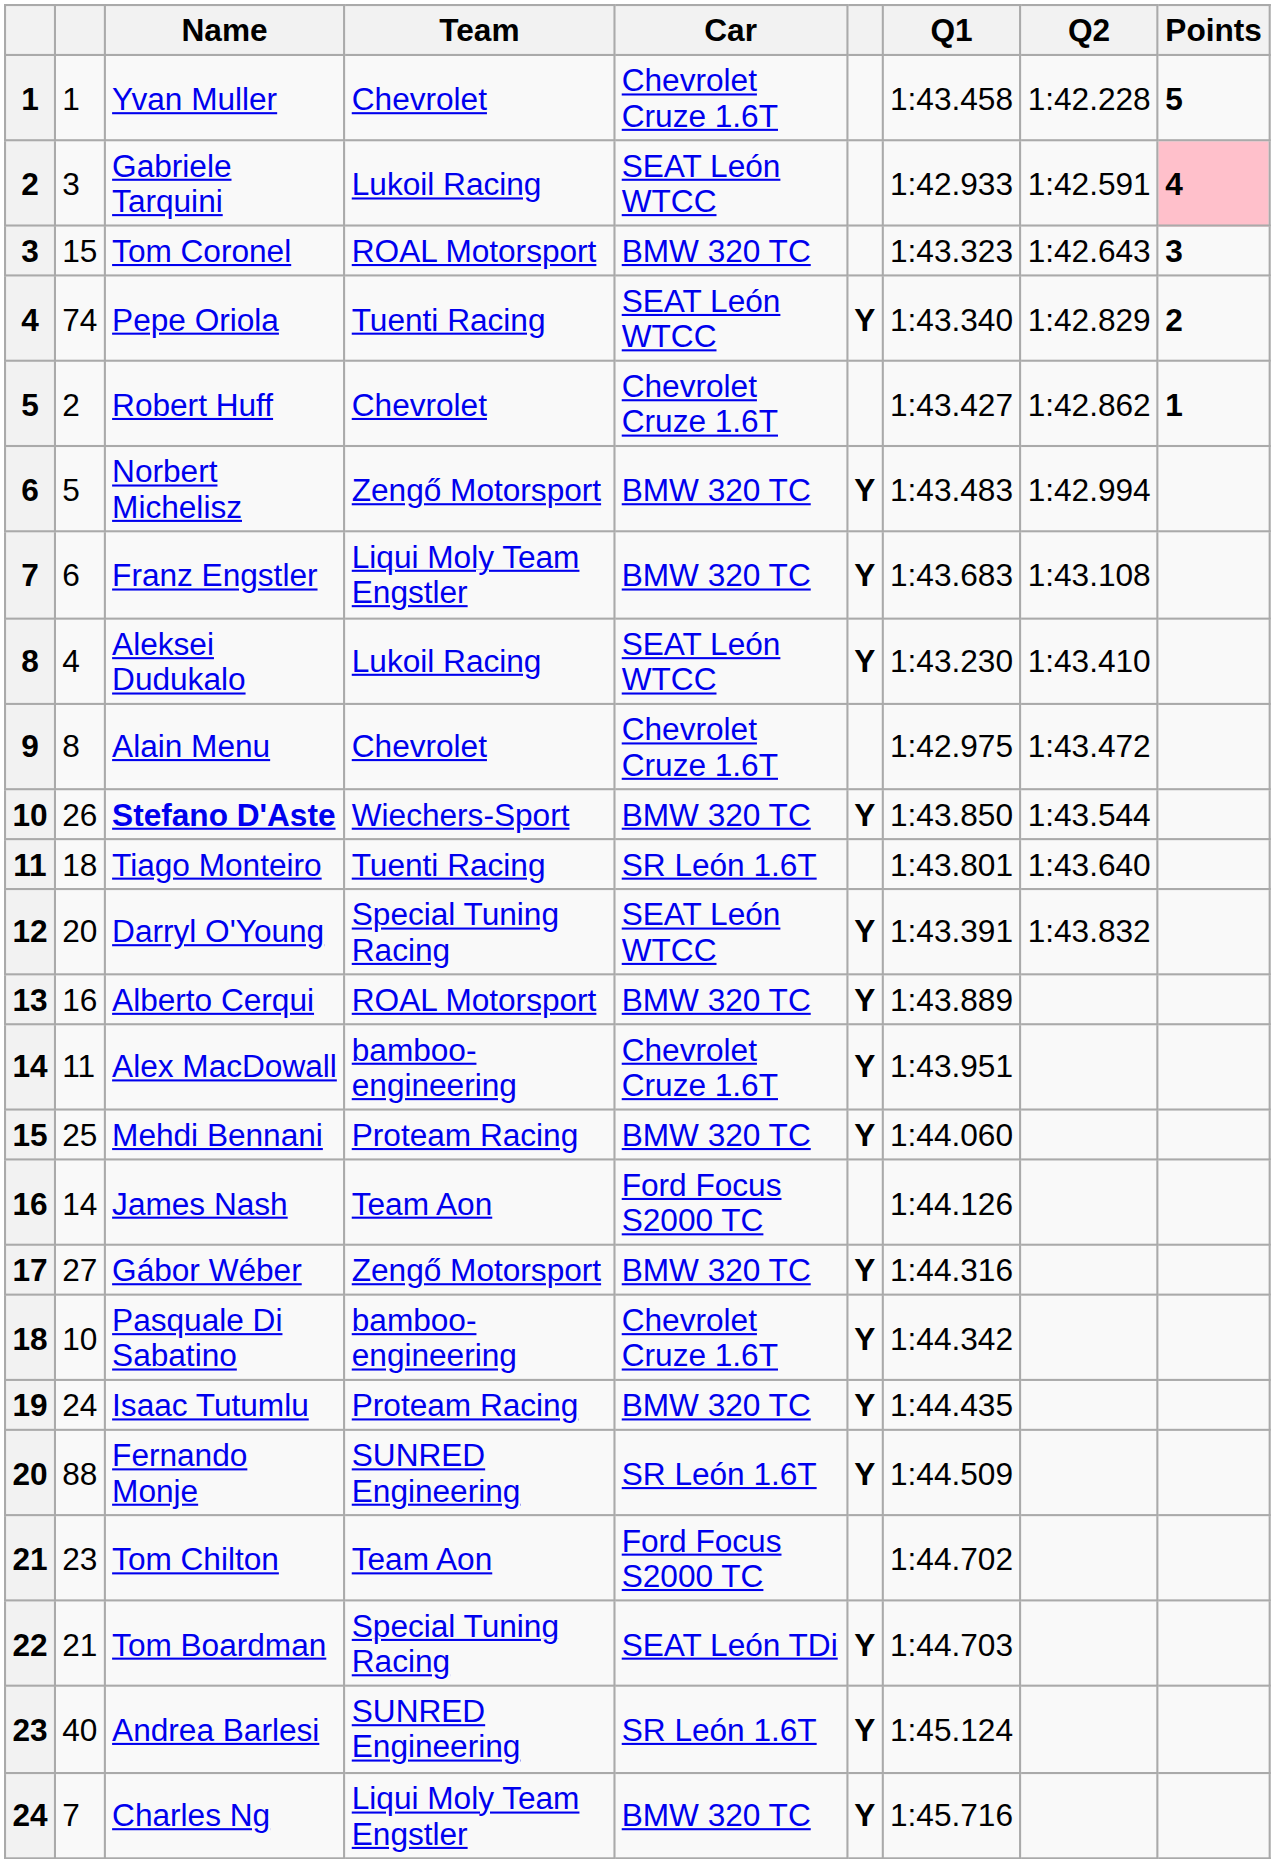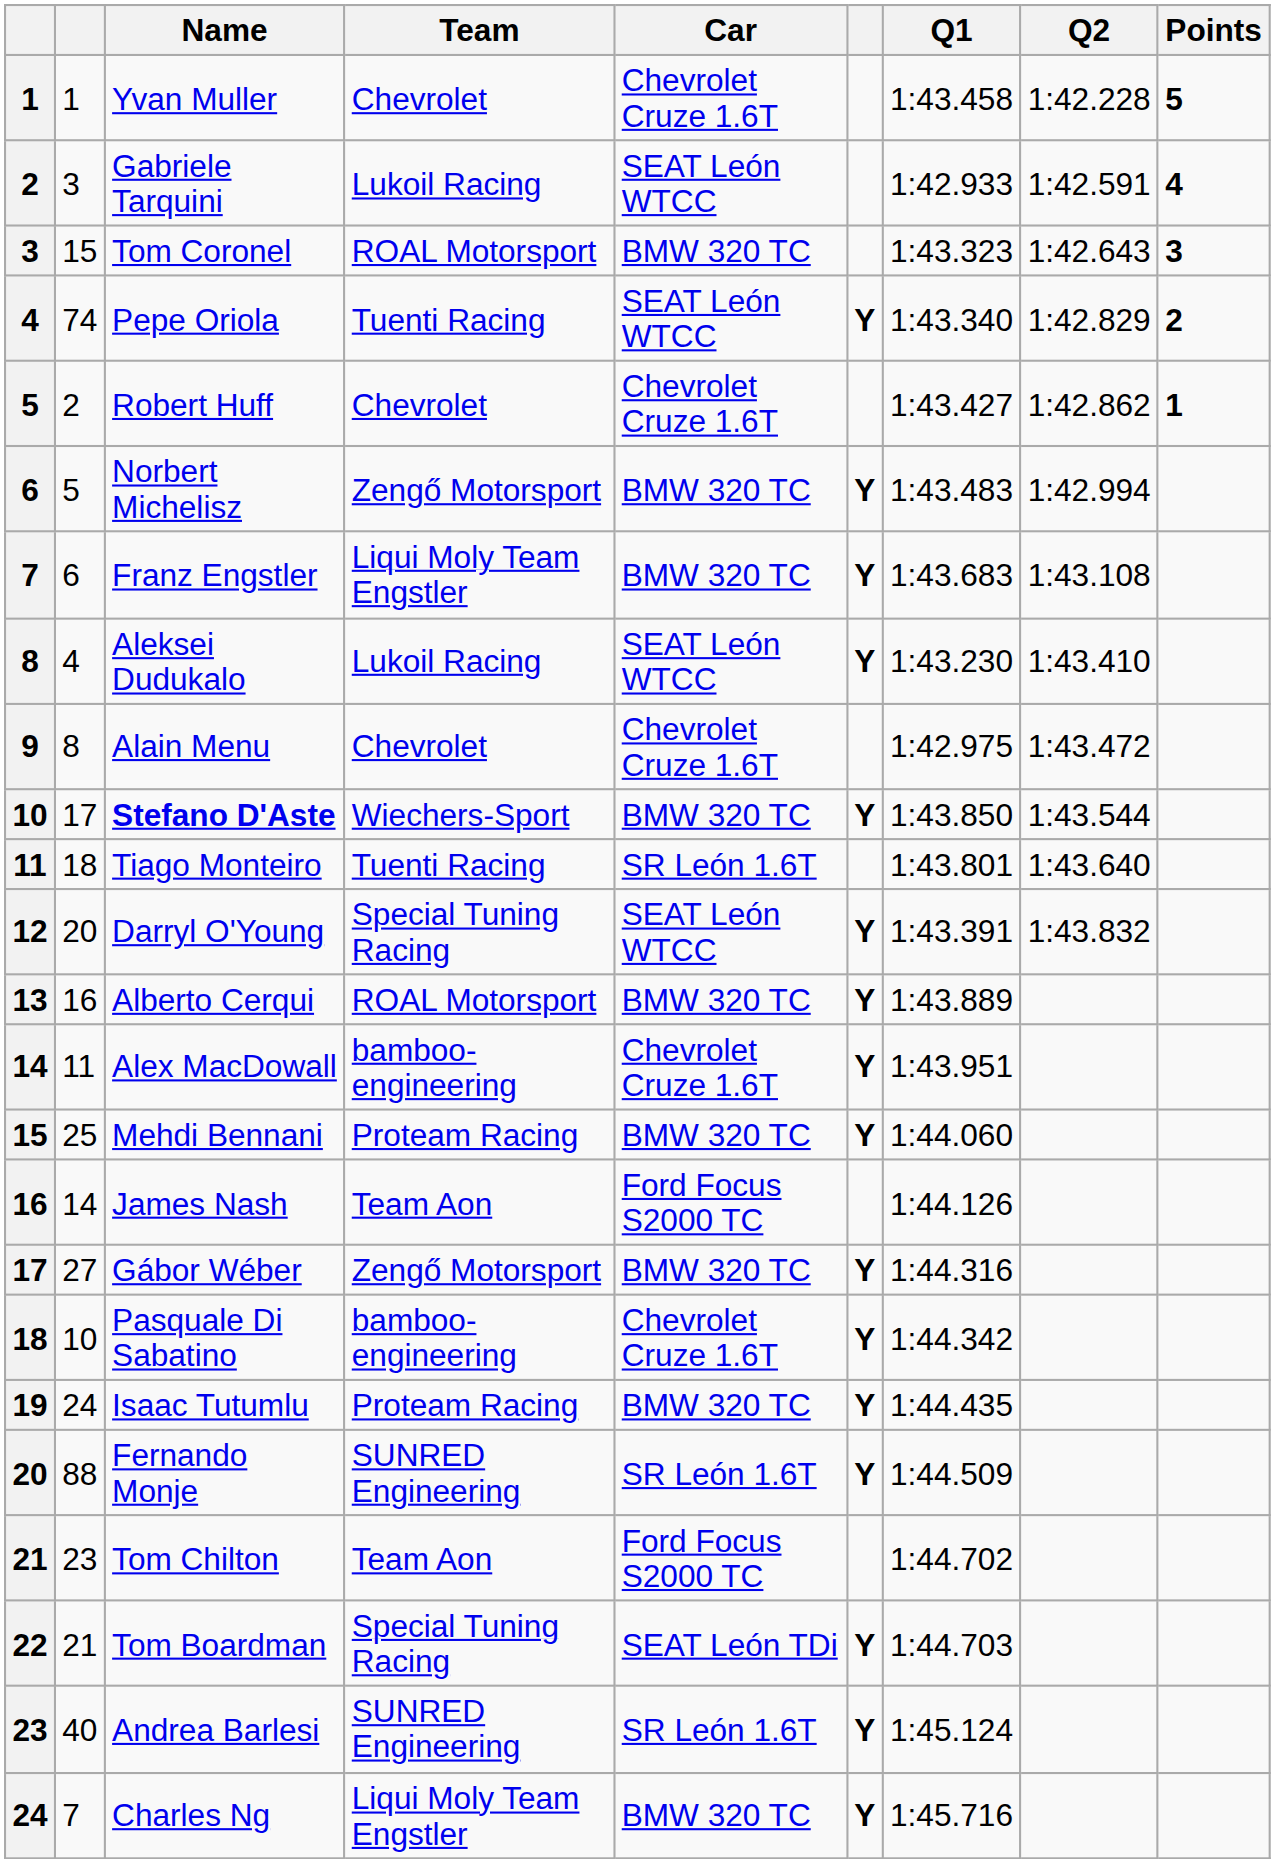(1174, 183) pink background -> (1174, 183) no background
(80, 814) 26 -> (80, 814) 17
